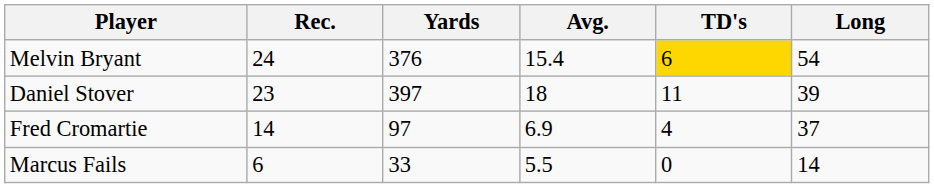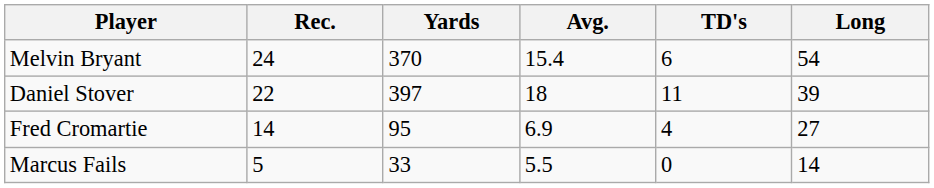(405, 57) 376 -> (405, 57) 370
(667, 57) gold background -> (667, 57) no background
(263, 93) 23 -> (263, 93) 22
(400, 128) 97 -> (400, 128) 95
(808, 128) 37 -> (808, 128) 27
(258, 164) 6 -> (258, 164) 5
